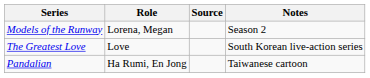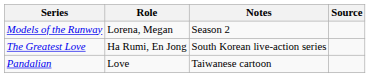columns swapped: (295, 13) <-> (207, 13)
(118, 47) Love -> (147, 47) Ha Rumi, En Jong
(147, 64) Ha Rumi, En Jong -> (118, 64) Love
